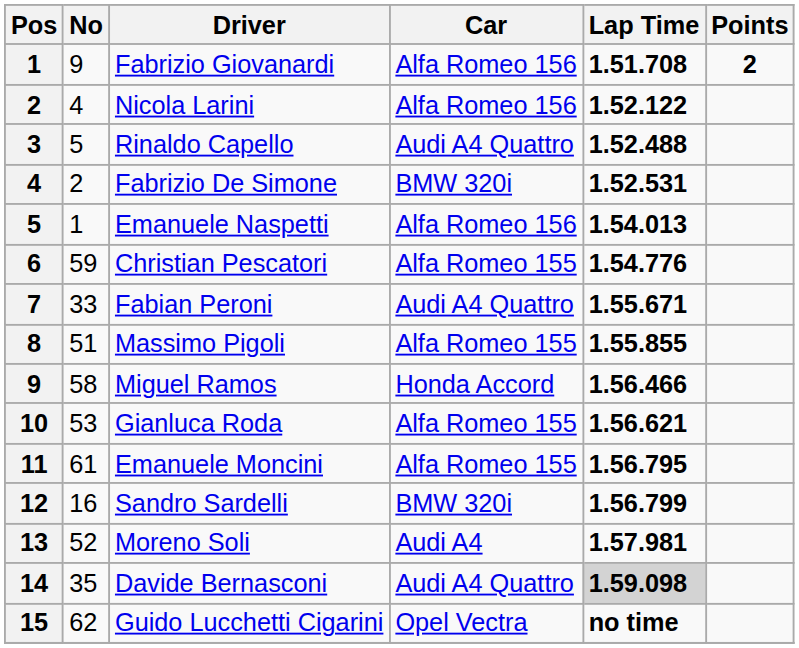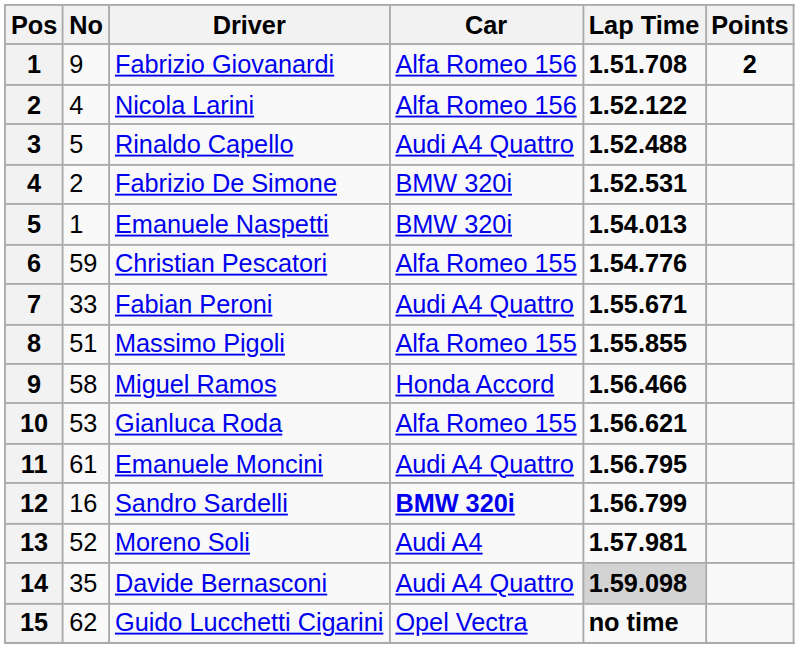(486, 224) Alfa Romeo 156 -> (454, 224) BMW 320i
(486, 463) Alfa Romeo 155 -> (485, 463) Audi A4 Quattro
(454, 503) normal -> (455, 503) bold
